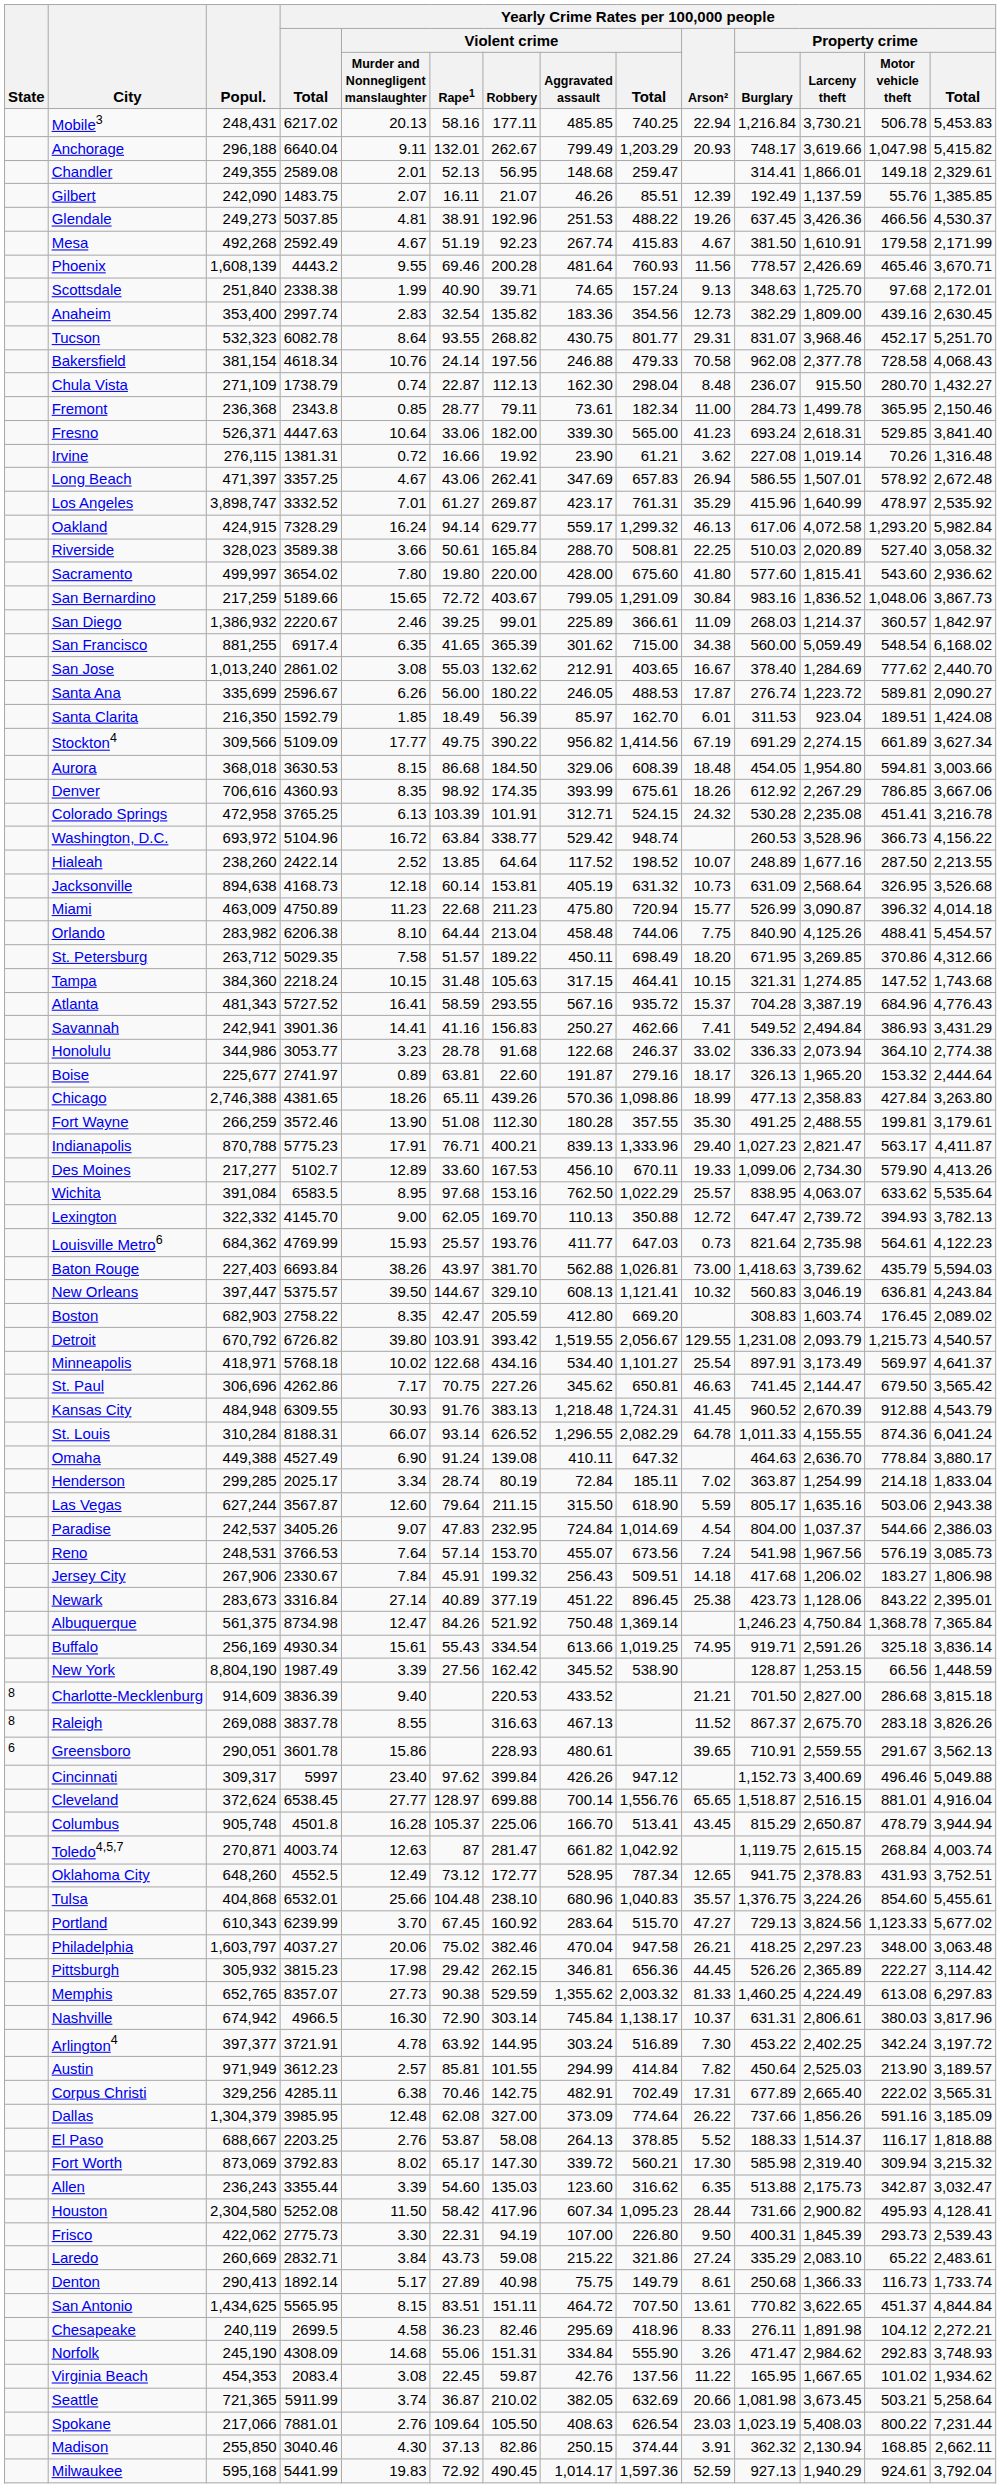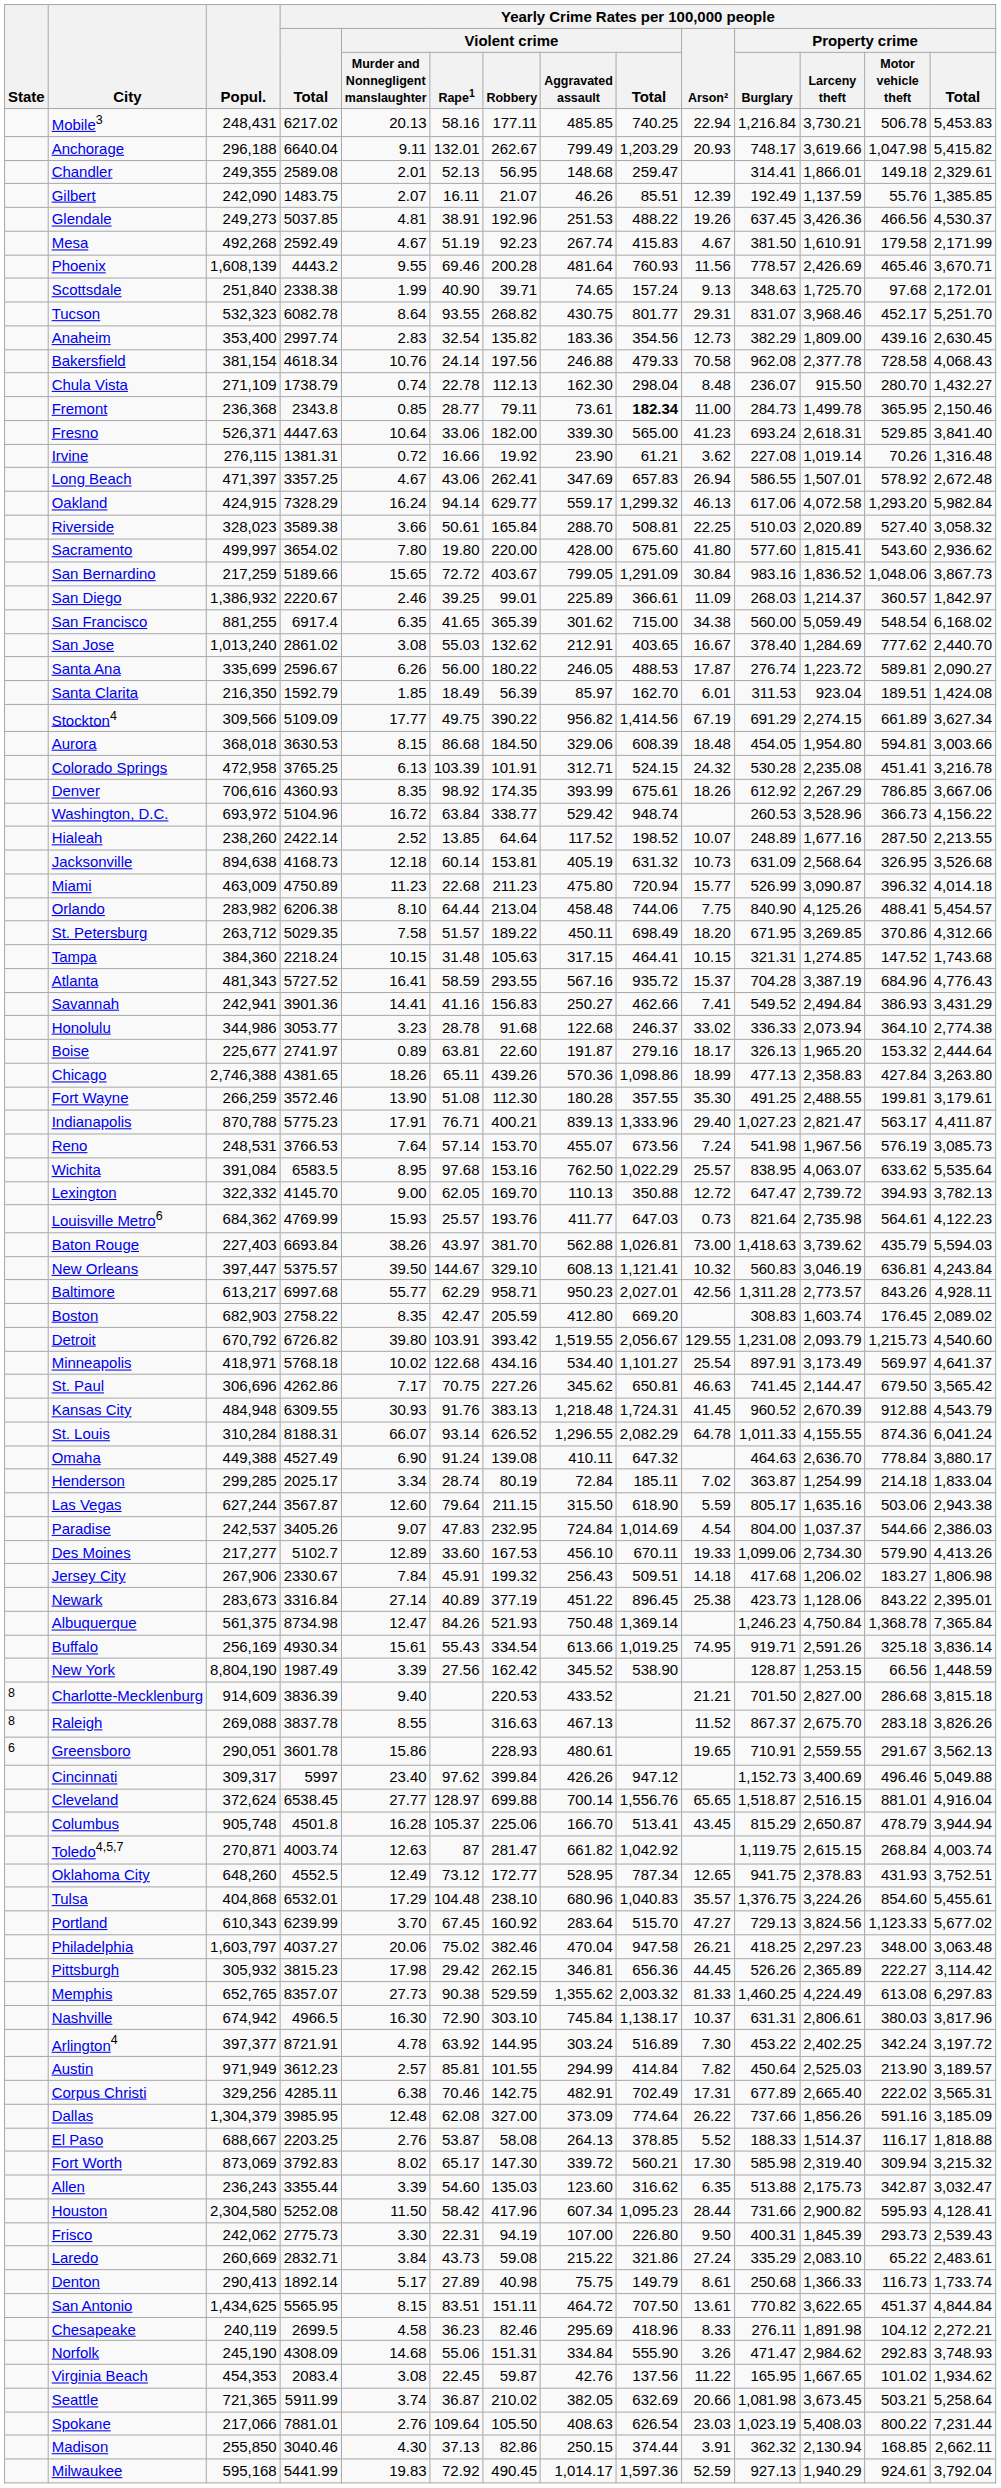rows swapped: (76, 338) <-> (81, 314)
(461, 385) 22.87 -> (461, 385) 22.78
(655, 409) normal -> (655, 409) bold
- row: (92, 504)
rows swapped: (109, 815) <-> (76, 791)
rows swapped: (91, 1170) <-> (70, 1552)
+ row: (83, 1292)
(963, 1340) 4,540.57 -> (963, 1340) 4,540.60
(514, 1623) 521.92 -> (514, 1623) 521.93
(712, 1752) 39.65 -> (712, 1752) 19.65
(408, 1899) 25.66 -> (408, 1899) 17.29
(514, 2018) 303.14 -> (514, 2018) 303.10
(311, 2043) 3721.91 -> (311, 2043) 8721.91
(904, 2211) 495.93 -> (904, 2211) 595.93
(250, 2235) 422,062 -> (250, 2235) 242,062
